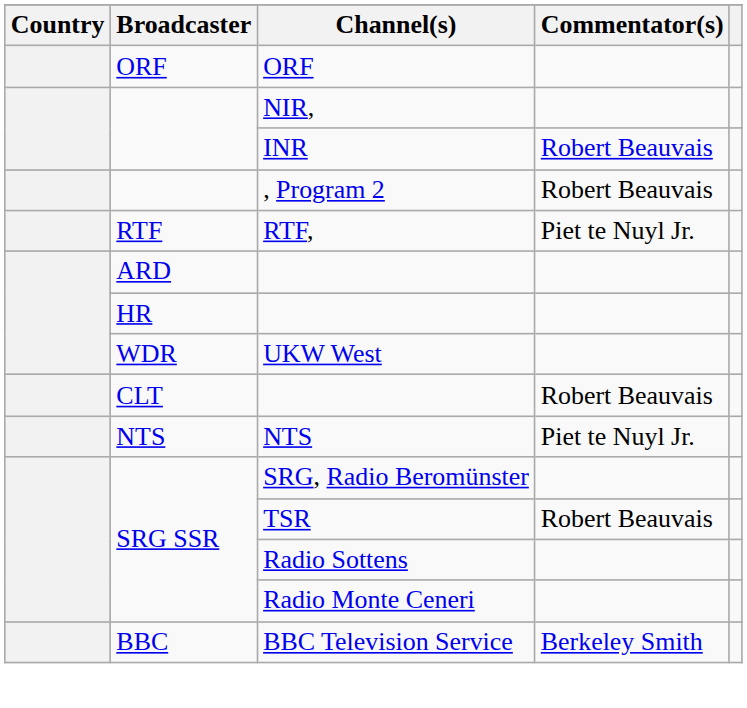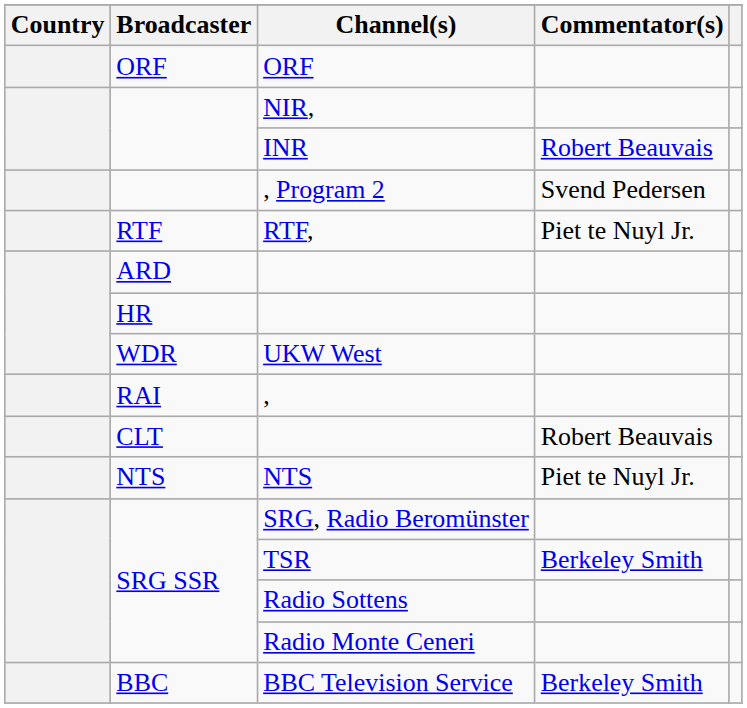(627, 189) Robert Beauvais -> (623, 189) Svend Pedersen
+ row: (139, 395)
(627, 518) Robert Beauvais -> (622, 559) Berkeley Smith
